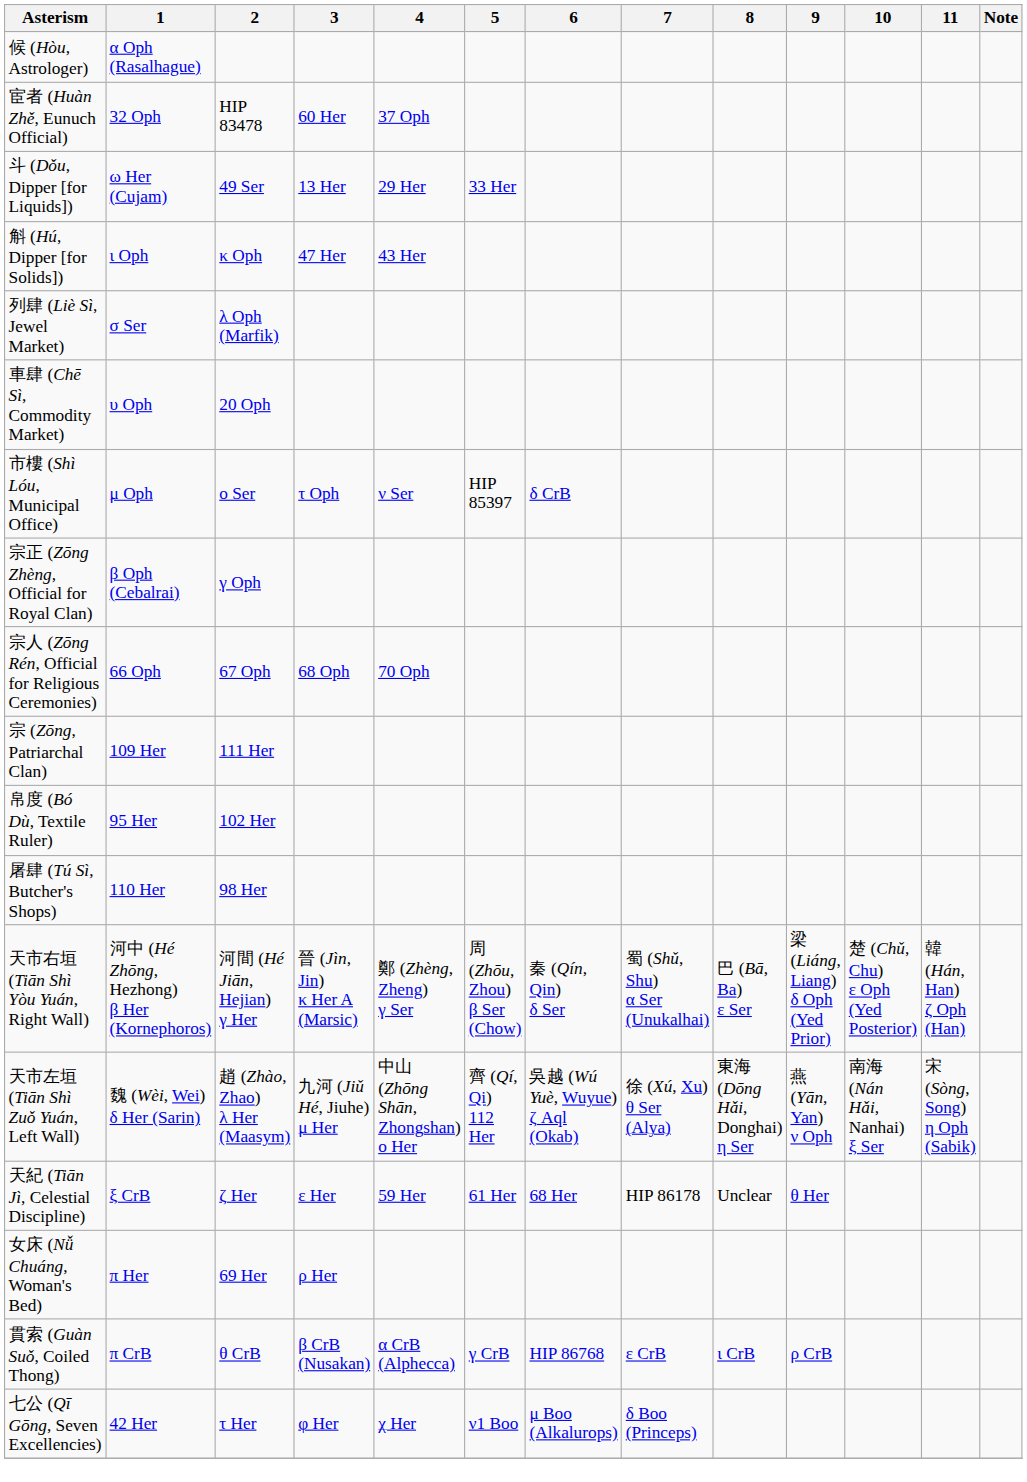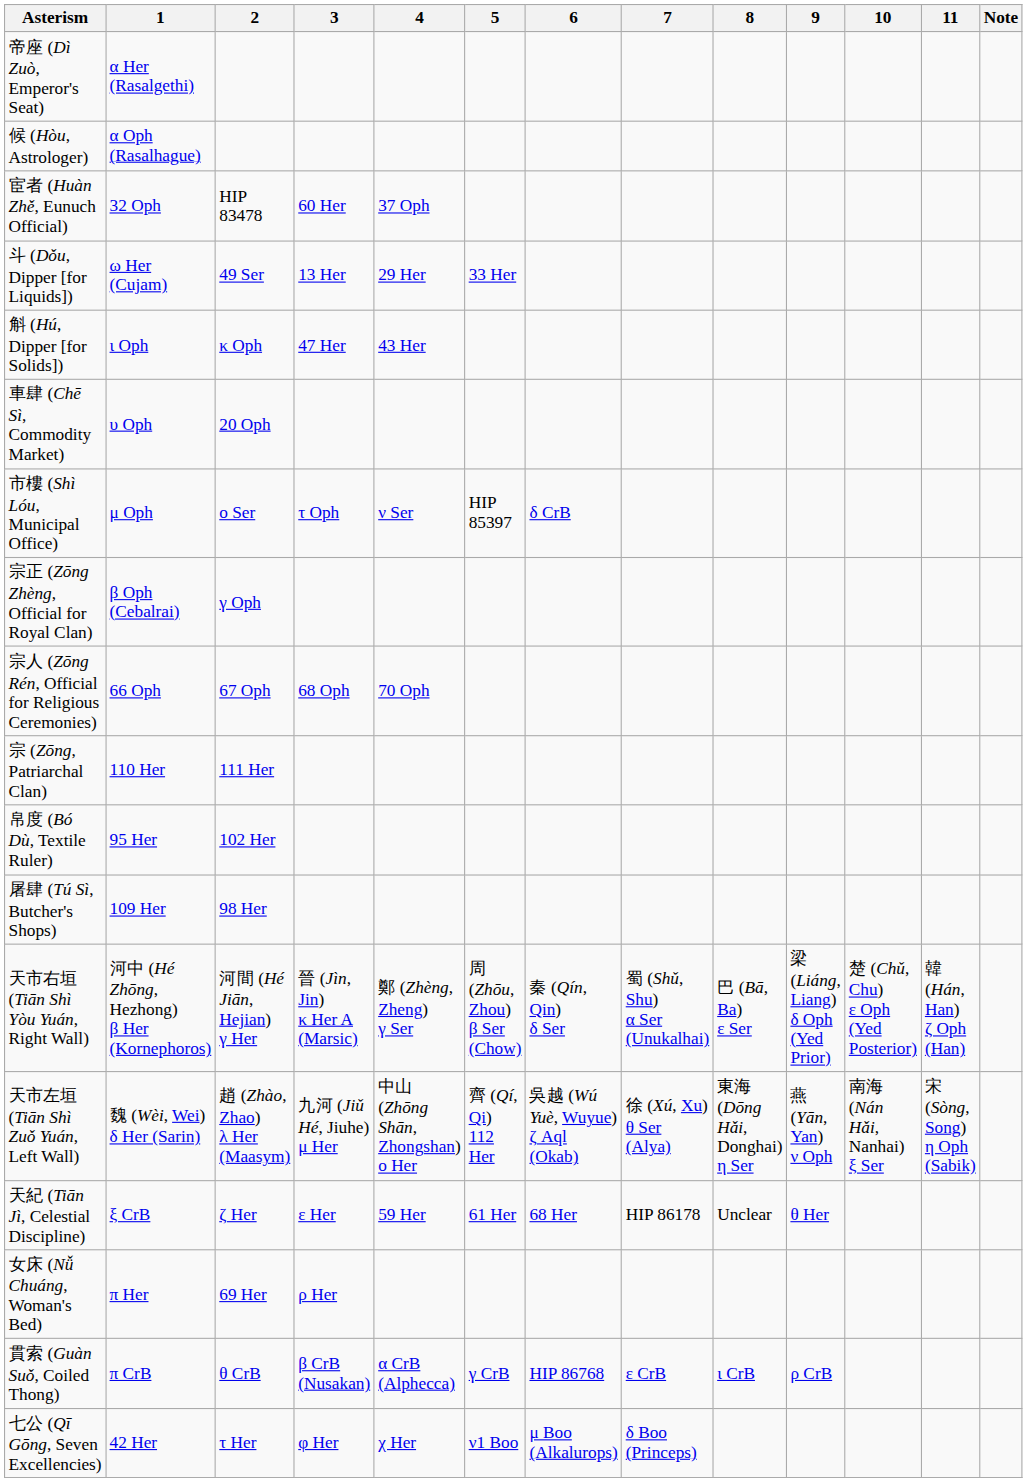+ row: (44, 76)
- row: (53, 325)
(138, 750) 109 Her -> (137, 770) 110 Her
(137, 889) 110 Her -> (138, 909) 109 Her
